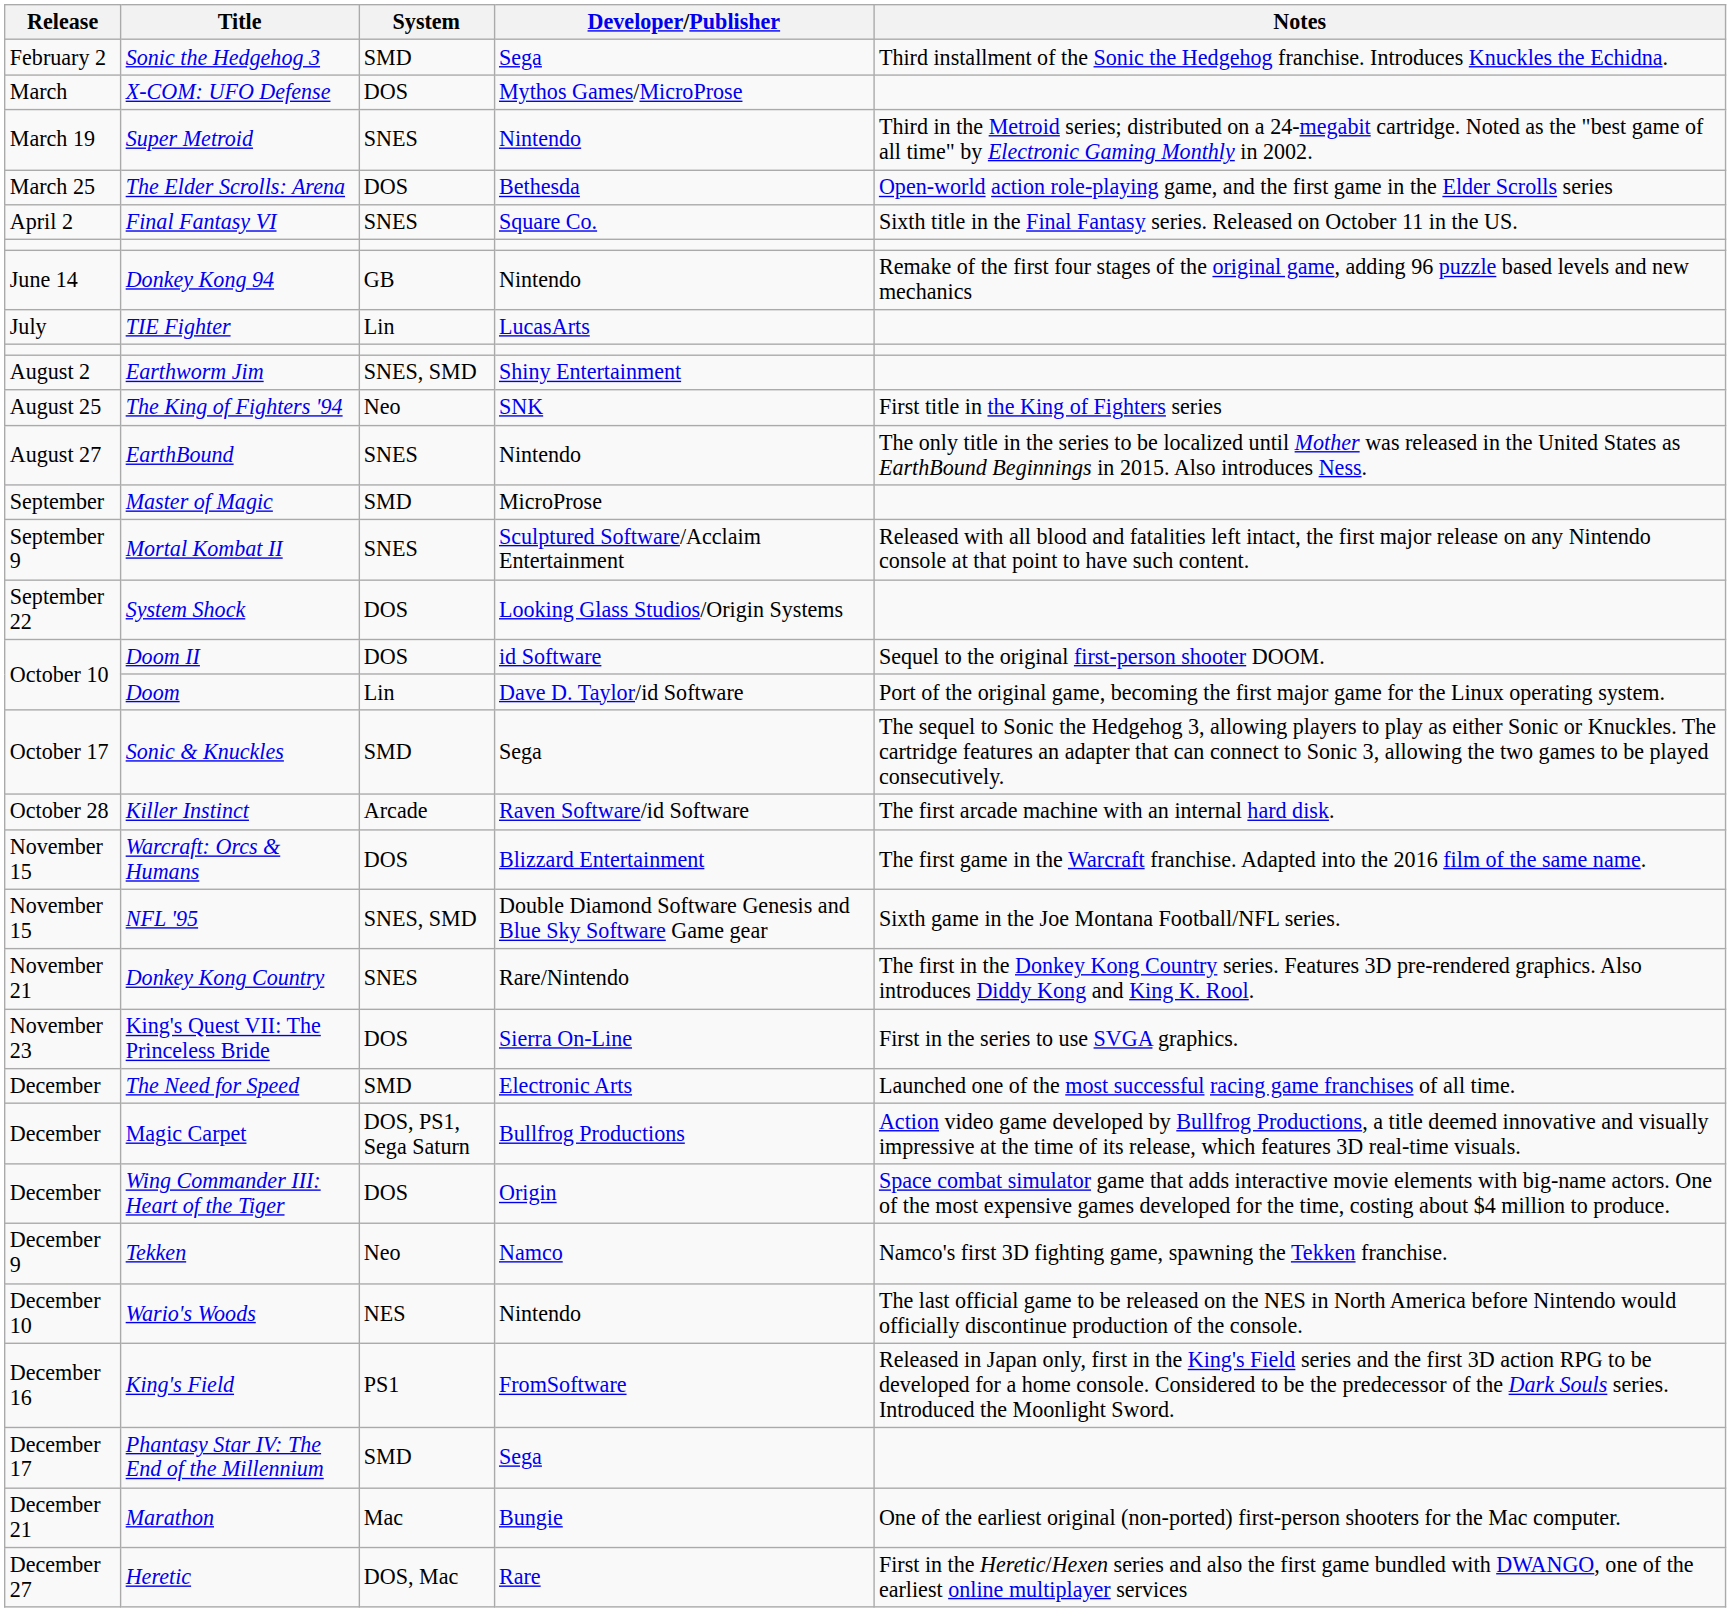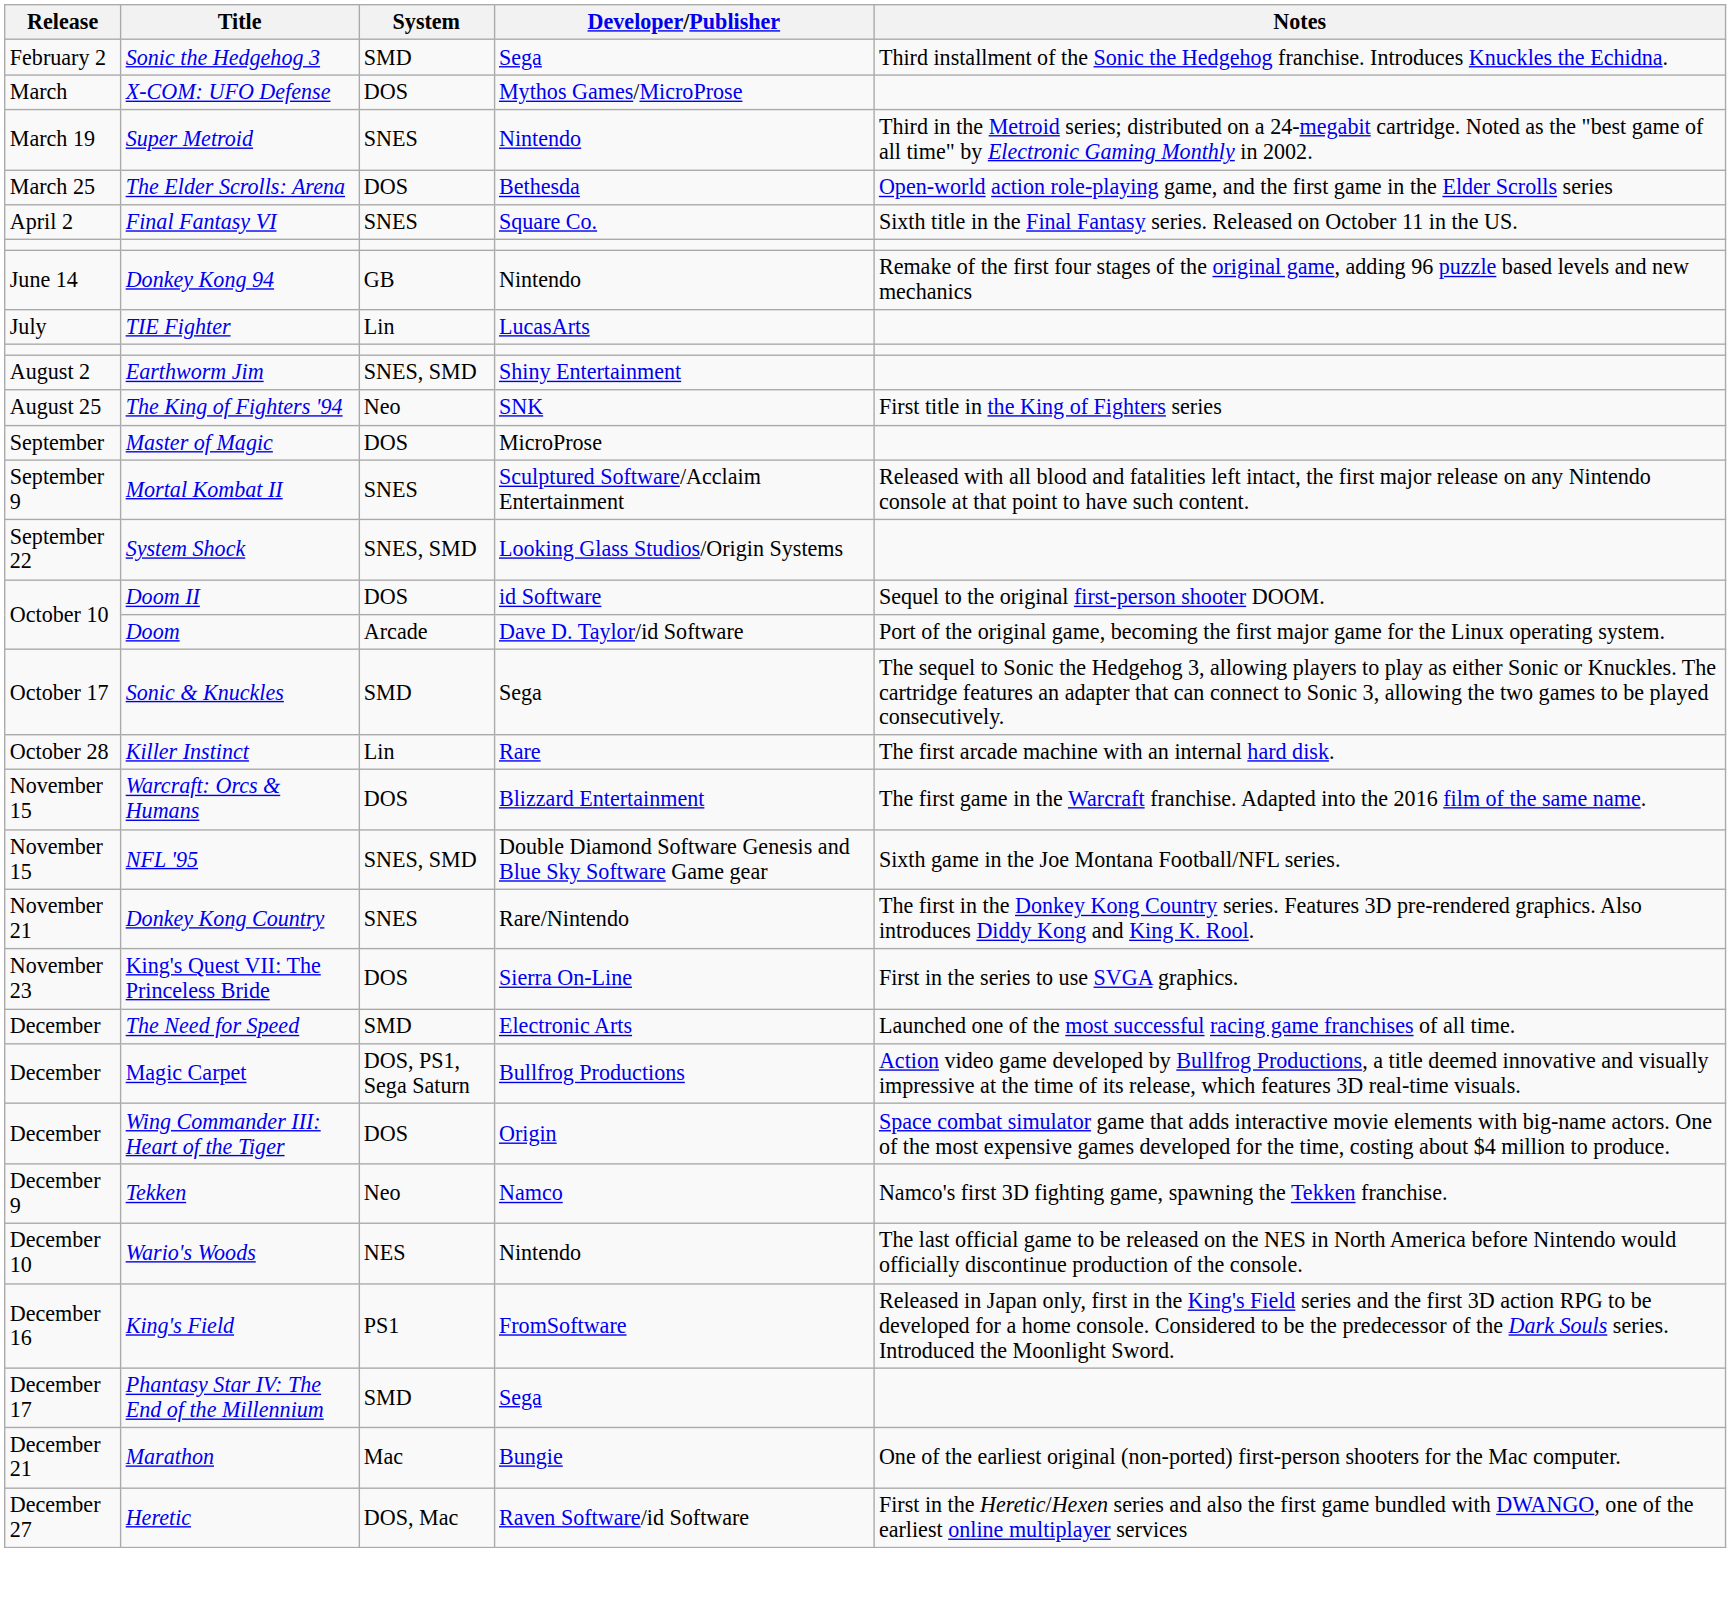- row: (55, 454)
(388, 502) SMD -> (386, 442) DOS
(386, 609) DOS -> (420, 549) SNES, SMD
(379, 691) Lin -> (396, 631) Arcade
(396, 811) Arcade -> (379, 751) Lin
(624, 811) Raven Software/id Software -> (520, 751) Rare
(520, 1577) Rare -> (624, 1517) Raven Software/id Software
